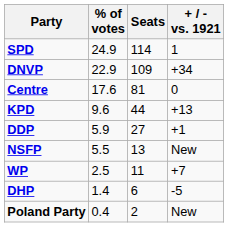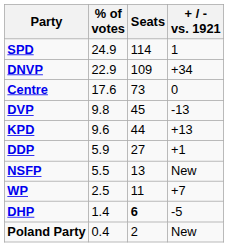(138, 89) 81 -> (138, 89) 73
+ row: (21, 110)
(134, 191) normal -> (134, 211) bold
